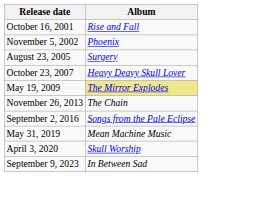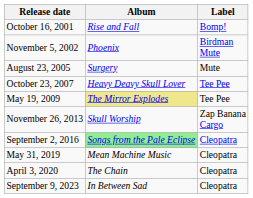+ column: (223, 12)
(108, 103) The Chain -> (114, 119) Skull Worship
(141, 118) no background -> (141, 140) lightgreen background
(114, 149) Skull Worship -> (108, 170) The Chain
